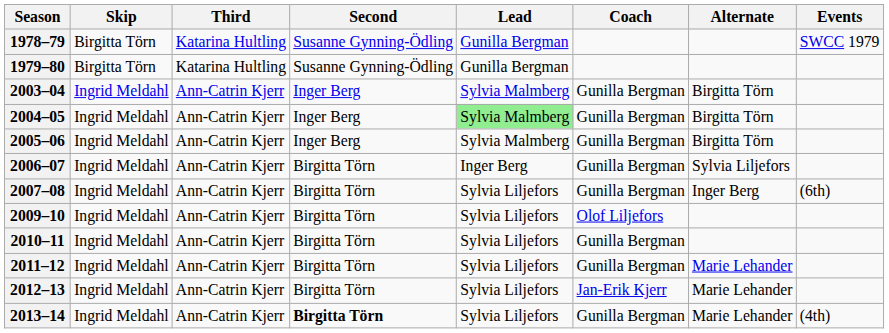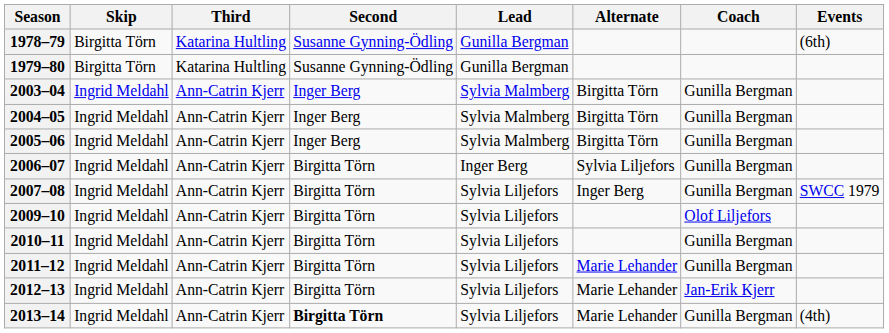columns swapped: (742, 16) <-> (631, 16)
(840, 41) SWCC 1979 -> (815, 41) (6th)
(515, 116) lightgreen background -> (515, 116) no background
(815, 191) (6th) -> (840, 191) SWCC 1979
